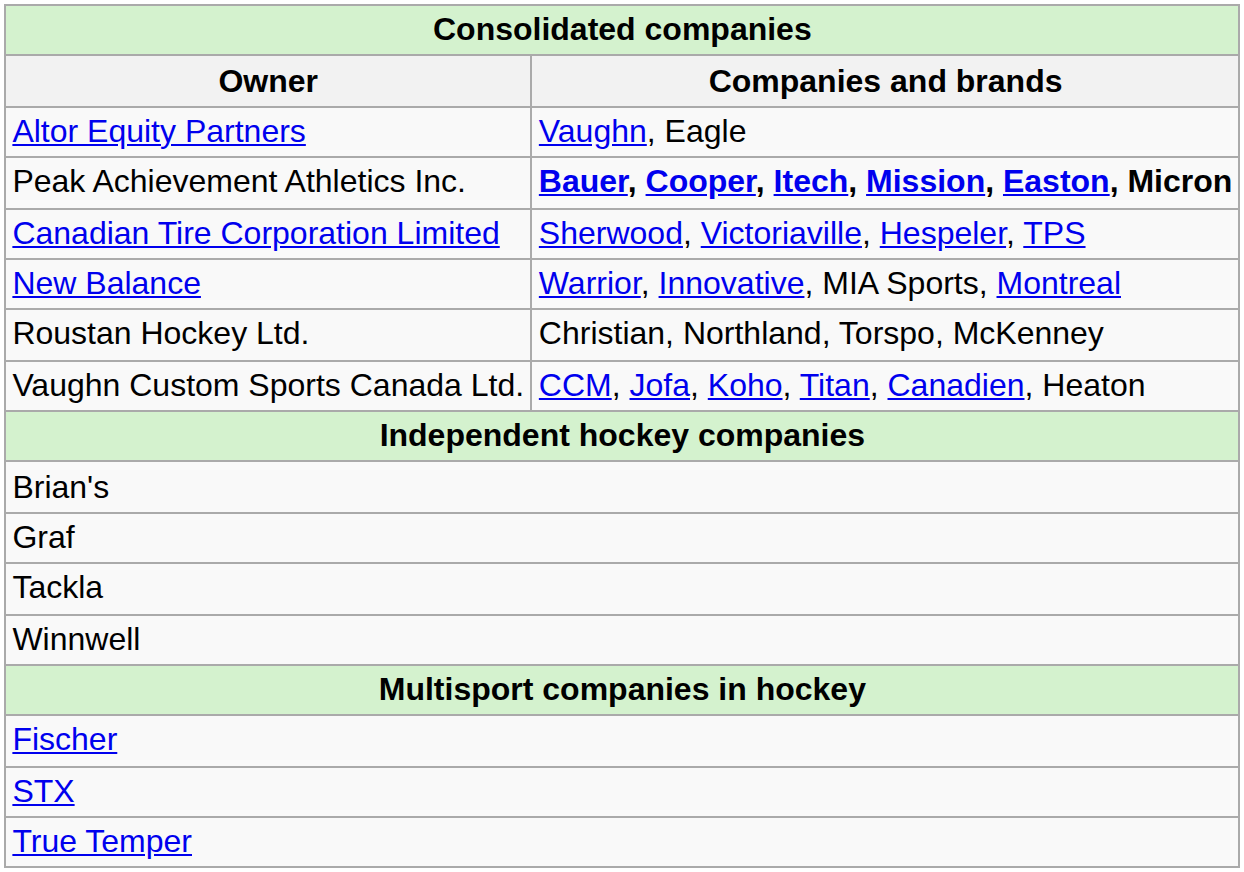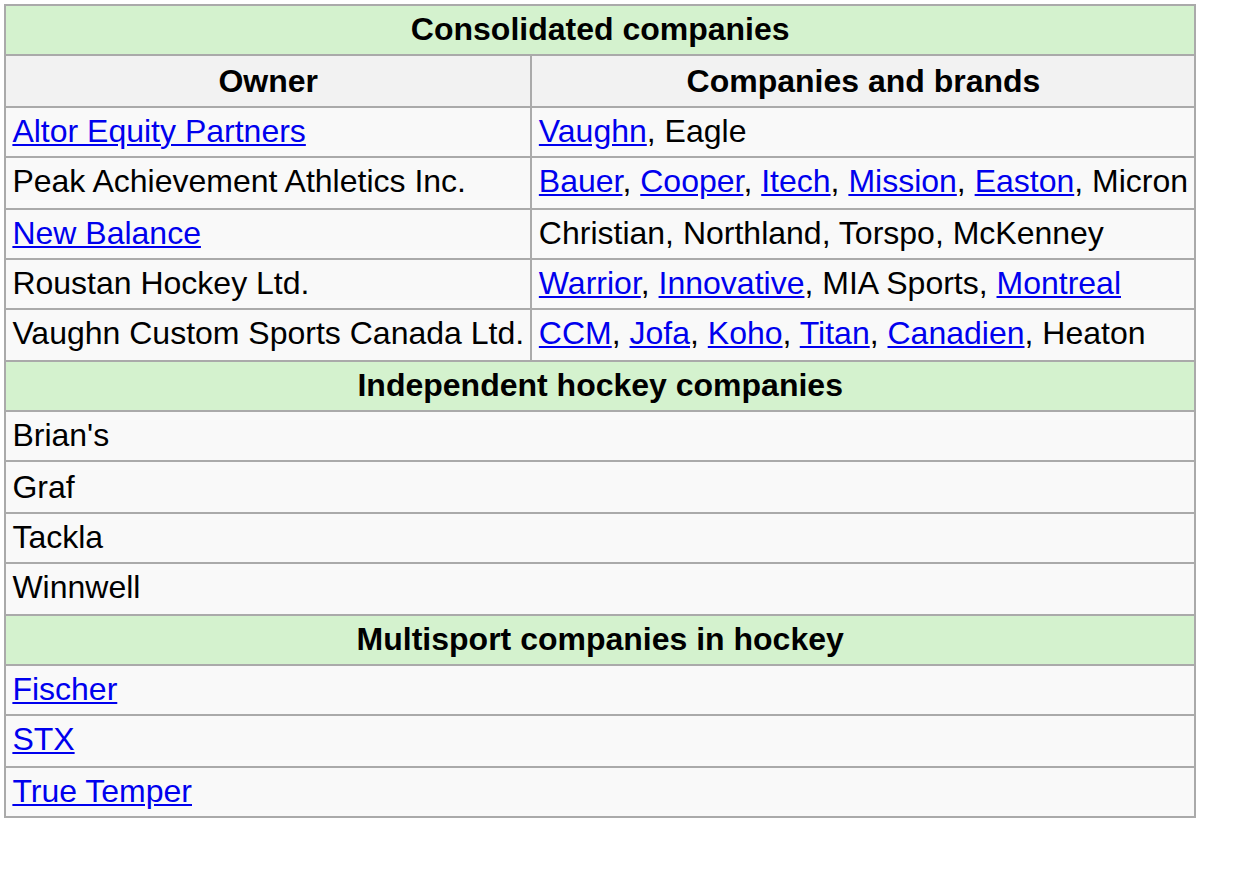(886, 182) bold -> (863, 182) normal
- row: (256, 232)
(830, 283) Warrior, Innovative, MIA Sports, Montreal -> (821, 232) Christian, Northland, Torspo, McKenney
(821, 334) Christian, Northland, Torspo, McKenney -> (830, 283) Warrior, Innovative, MIA Sports, Montreal
